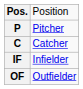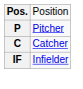- row: (17, 76)
